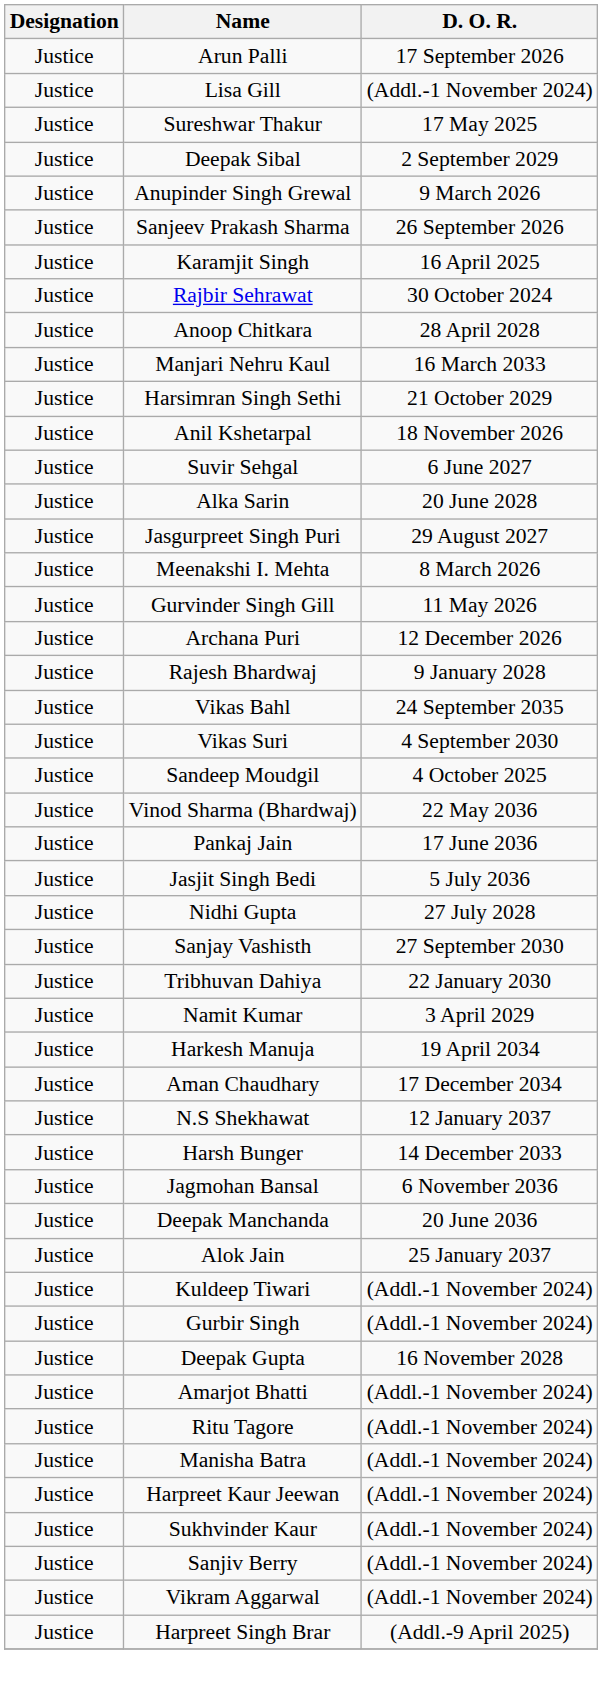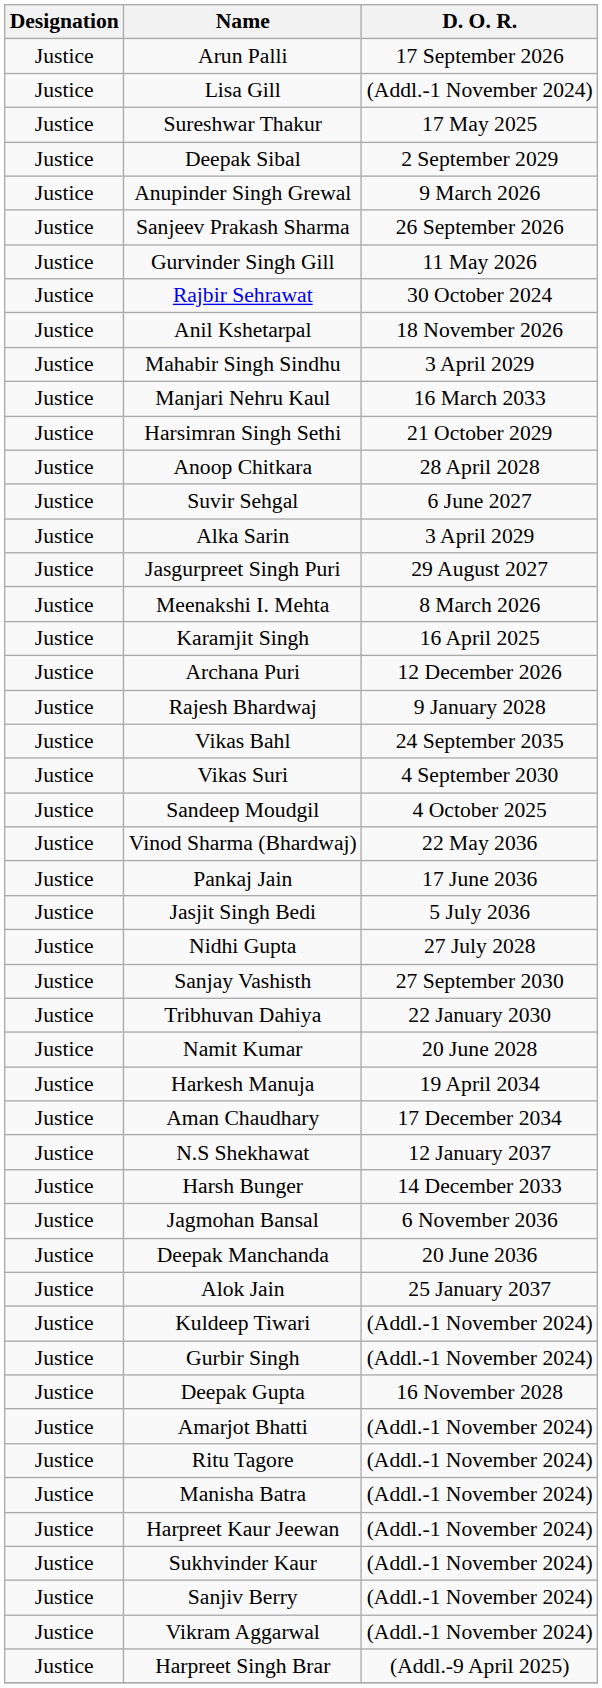rows swapped: (243, 603) <-> (243, 261)
rows swapped: (243, 432) <-> (243, 329)
+ row: (243, 364)
(480, 501) 20 June 2028 -> (480, 535) 3 April 2029
(480, 1015) 3 April 2029 -> (480, 1049) 20 June 2028
